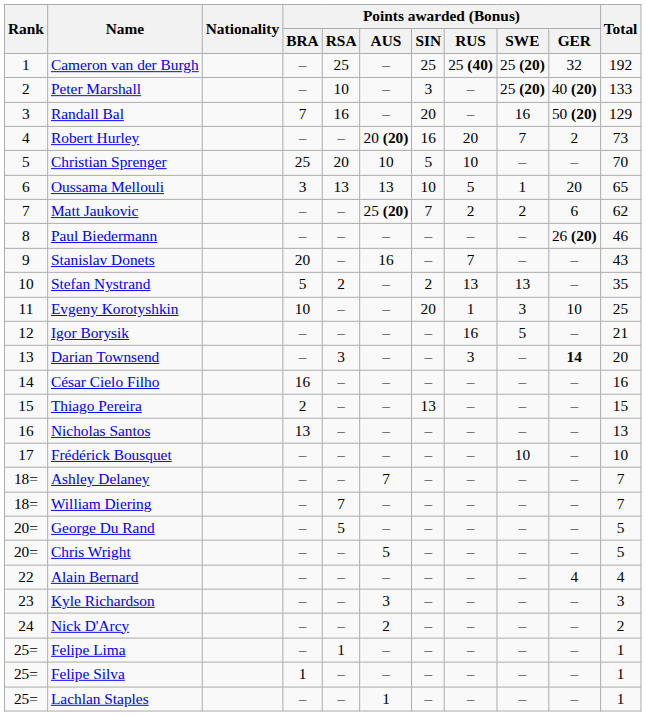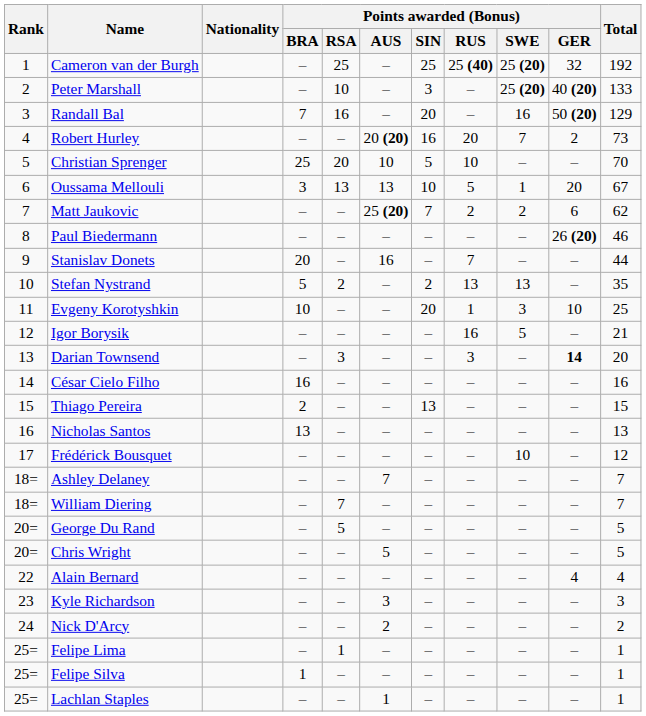(621, 187) 65 -> (621, 187) 67
(621, 260) 43 -> (621, 260) 44
(621, 455) 10 -> (621, 455) 12
